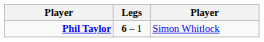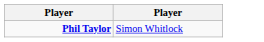- column: (132, 12)
